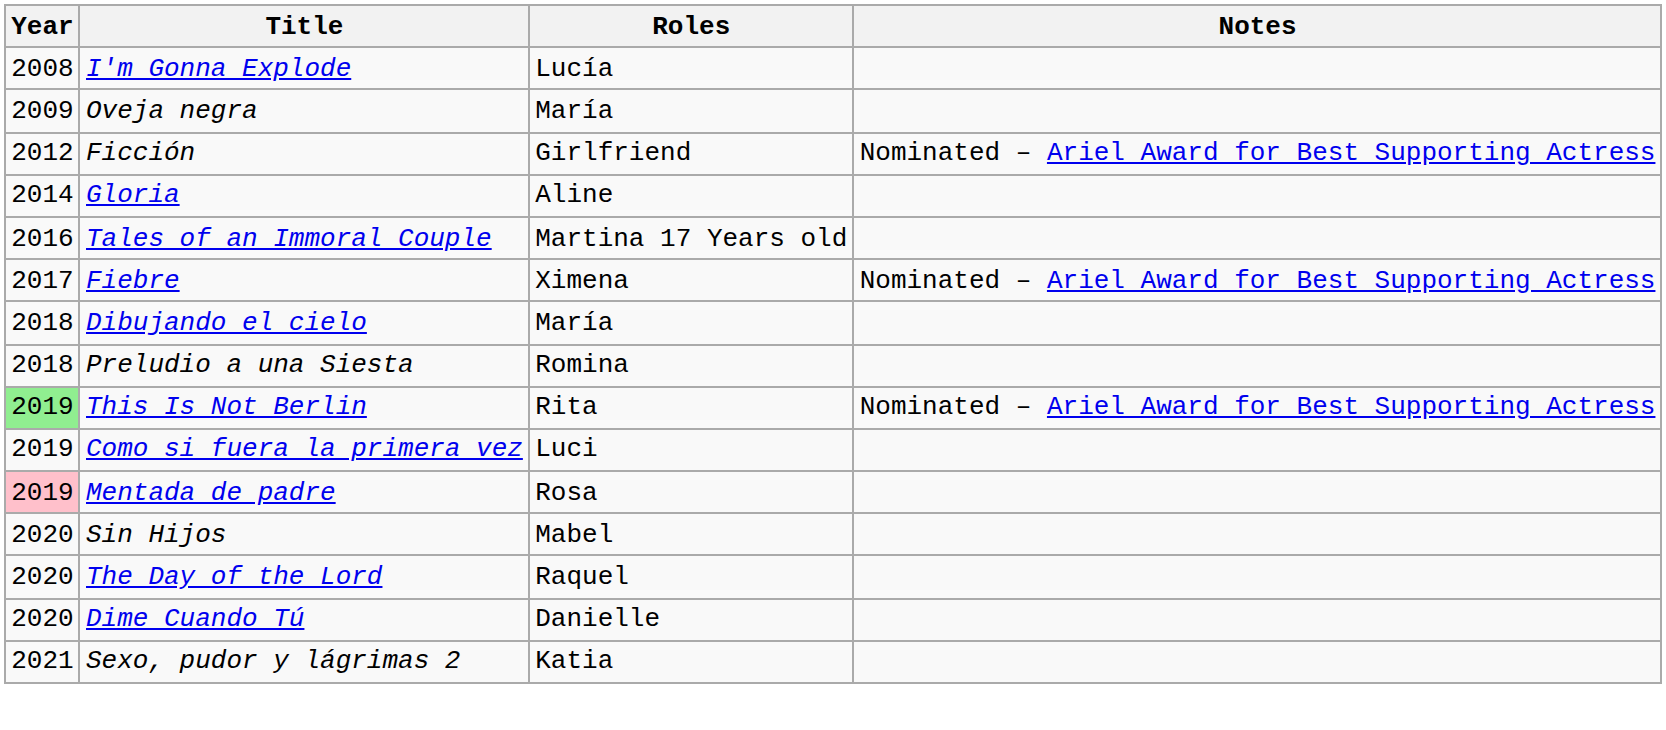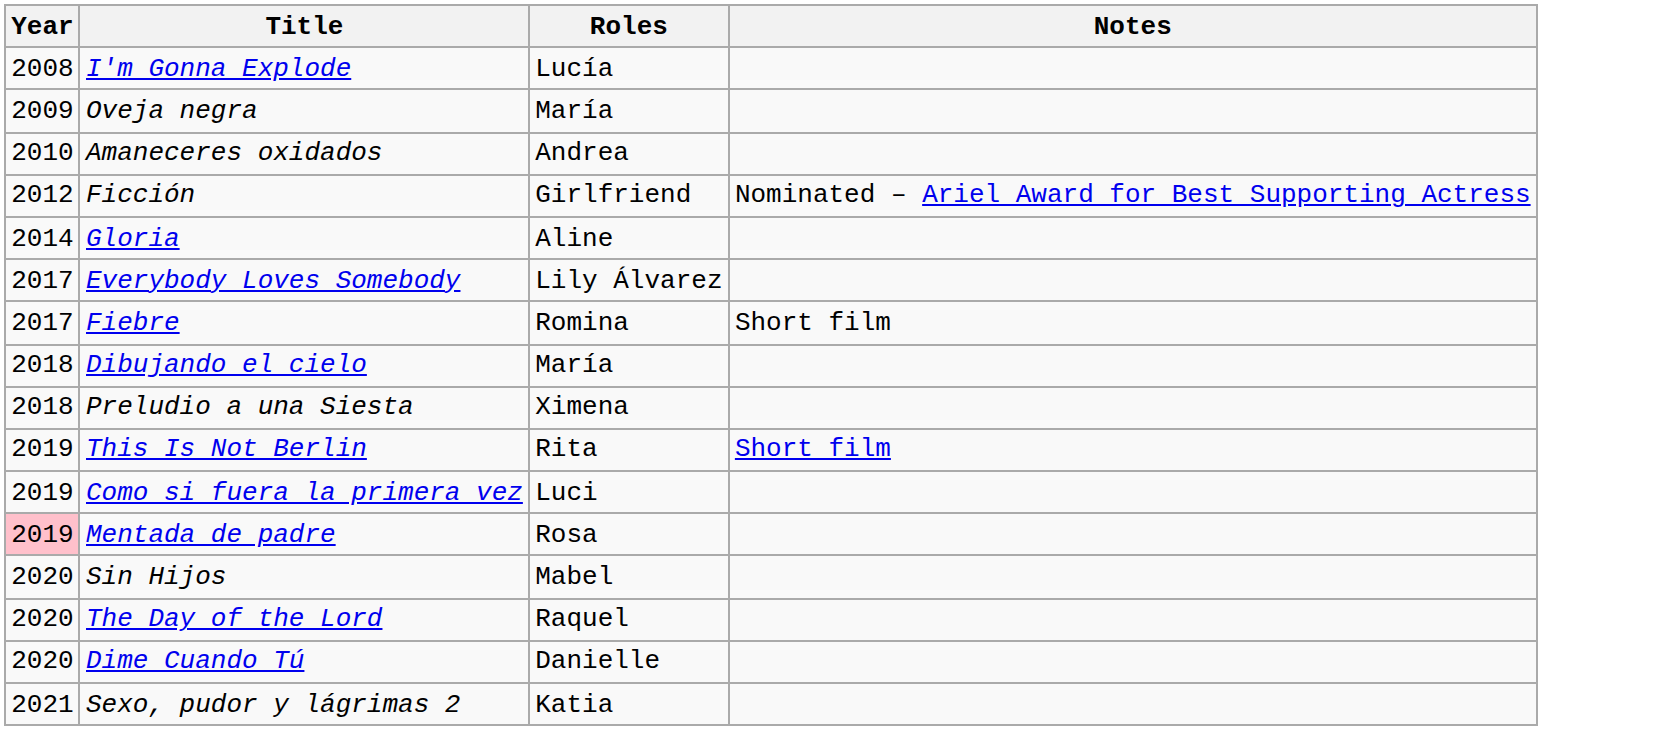+ row: (234, 153)
- row: (289, 238)
+ row: (273, 280)
(582, 280) Ximena -> (582, 323) Romina
(1258, 280) Nominated – Ariel Award for Best Supporting Actress -> (813, 323) Short film
(582, 365) Romina -> (582, 408) Ximena
(42, 408) lightgreen background -> (42, 450) no background
(1258, 408) Nominated – Ariel Award for Best Supporting Actress -> (813, 450) Short film
